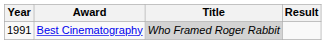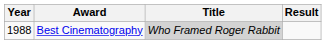(19, 30) 1991 -> (19, 30) 1988
